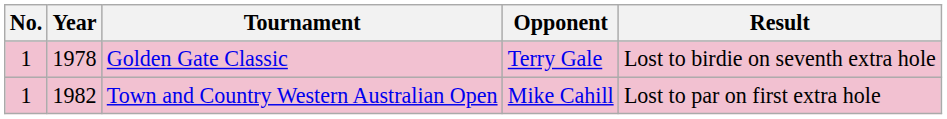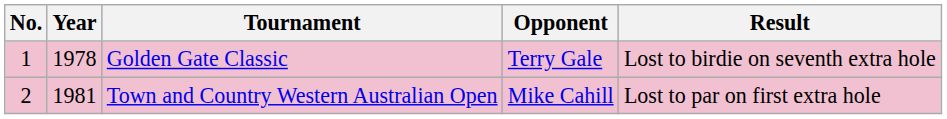(26, 95) 1 -> (26, 95) 2
(75, 95) 1982 -> (75, 95) 1981
